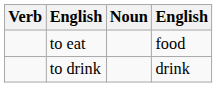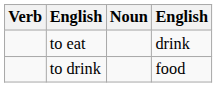(170, 43) food -> (173, 43) drink
(173, 69) drink -> (170, 69) food
